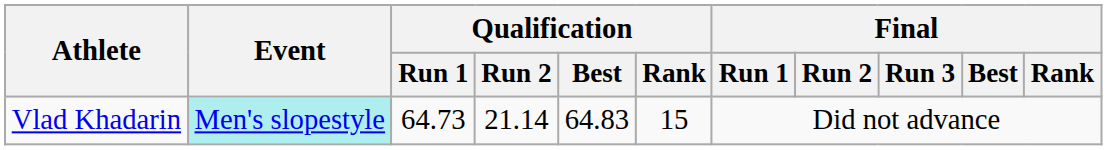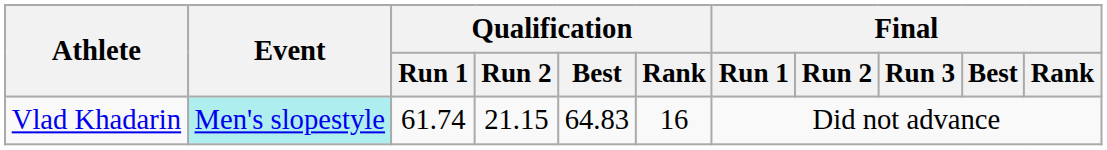(433, 120) 64.73 -> (433, 120) 61.74
(516, 120) 21.14 -> (516, 120) 21.15
(674, 120) 15 -> (674, 120) 16
